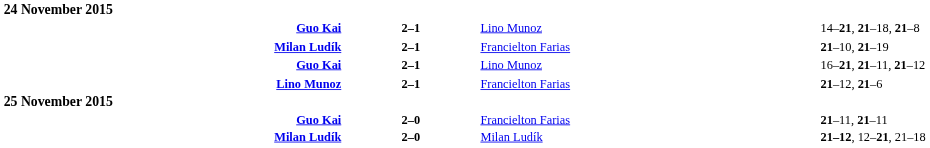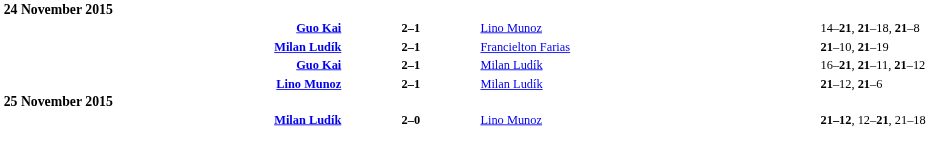(511, 64) Lino Munoz -> (512, 64) Milan Ludík
(525, 84) Francielton Farias -> (512, 84) Milan Ludík
- row: (319, 119)
(512, 136) Milan Ludík -> (511, 119) Lino Munoz
